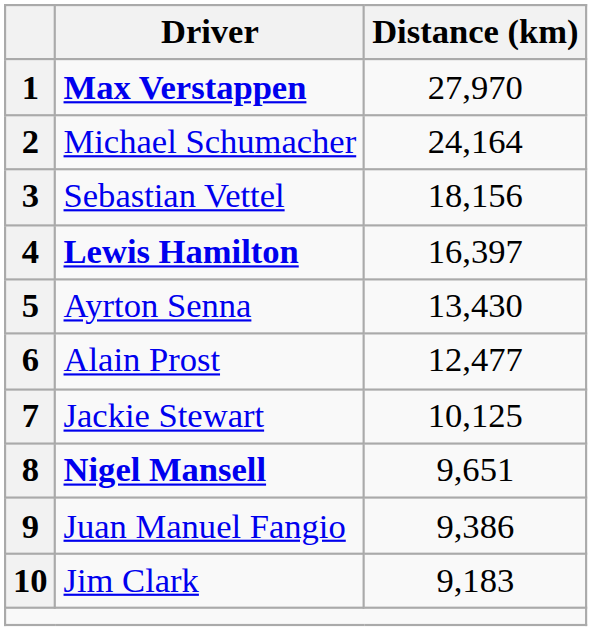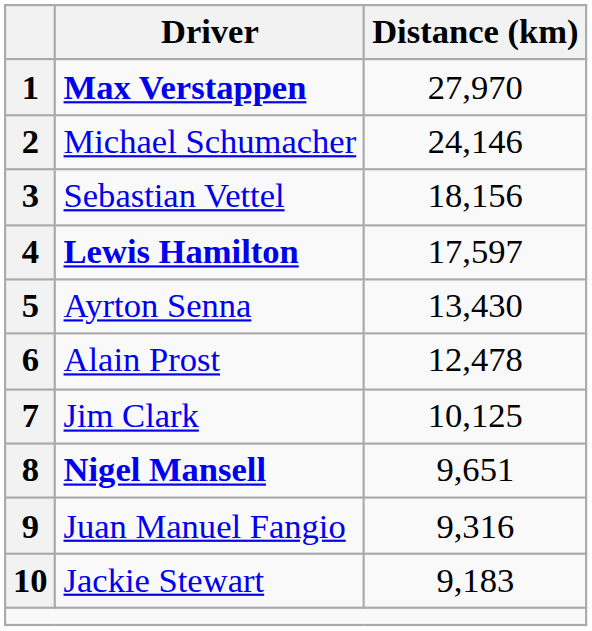(475, 141) 24,164 -> (475, 141) 24,146
(475, 251) 16,397 -> (475, 251) 17,597
(475, 360) 12,477 -> (475, 360) 12,478
(164, 415) Jackie Stewart -> (131, 415) Jim Clark
(475, 525) 9,386 -> (475, 525) 9,316
(131, 580) Jim Clark -> (164, 580) Jackie Stewart
